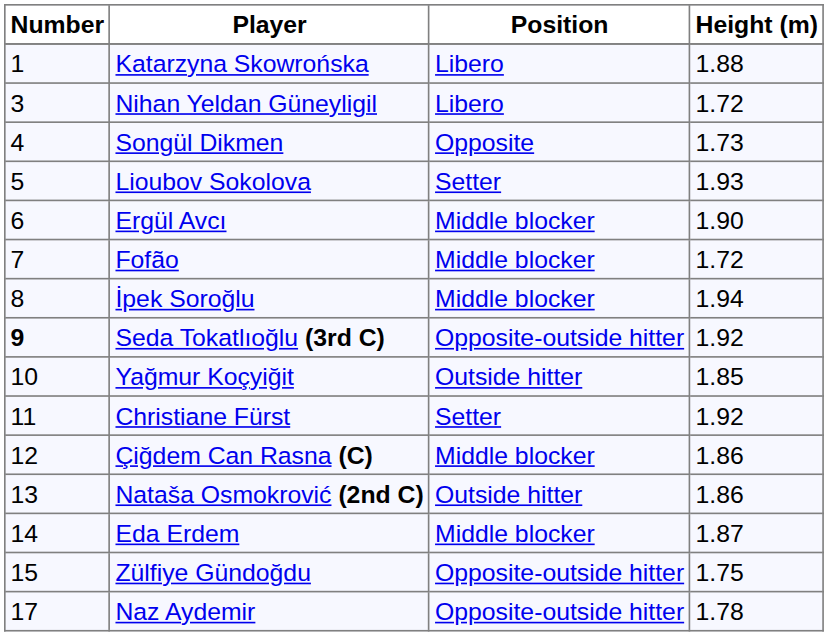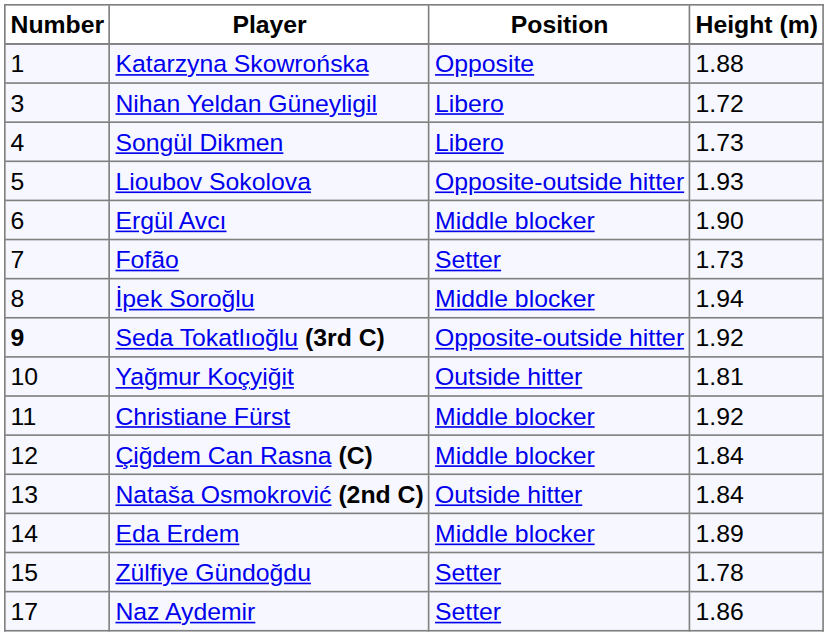(469, 63) Libero -> (485, 63) Opposite
(485, 142) Opposite -> (469, 142) Libero
(468, 181) Setter -> (560, 181) Opposite-outside hitter
(515, 259) Middle blocker -> (468, 259) Setter
(720, 259) 1.72 -> (720, 259) 1.73
(720, 376) 1.85 -> (720, 376) 1.81
(468, 416) Setter -> (515, 416) Middle blocker
(720, 455) 1.86 -> (720, 455) 1.84
(720, 494) 1.86 -> (720, 494) 1.84
(720, 533) 1.87 -> (720, 533) 1.89
(560, 572) Opposite-outside hitter -> (468, 572) Setter
(720, 572) 1.75 -> (720, 572) 1.78
(560, 611) Opposite-outside hitter -> (468, 611) Setter
(720, 611) 1.78 -> (720, 611) 1.86
